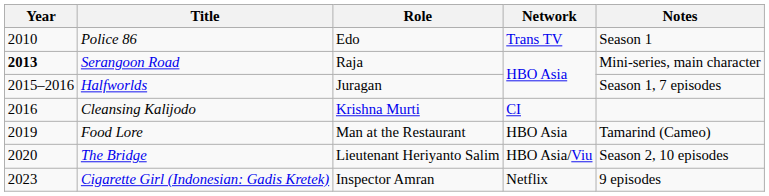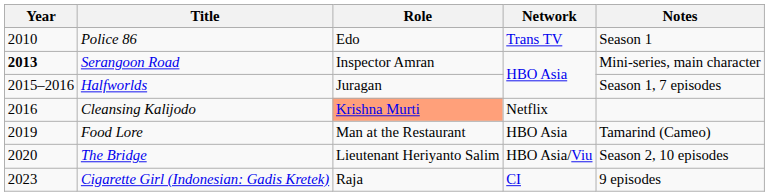(349, 62) Raja -> (385, 62) Inspector Amran
(378, 109) no background -> (378, 109) lightsalmon background
(514, 109) CI -> (527, 109) Netflix
(385, 179) Inspector Amran -> (349, 179) Raja
(527, 179) Netflix -> (514, 179) CI
